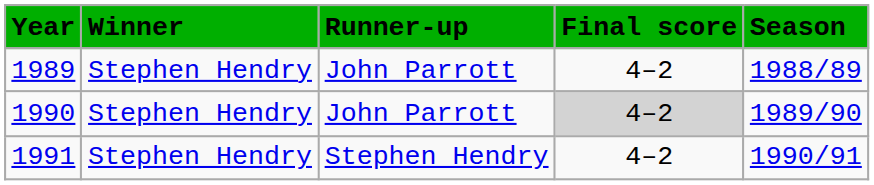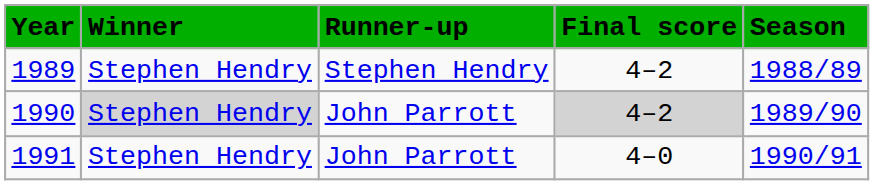(421, 70) John Parrott -> (437, 70) Stephen Hendry
(200, 114) no background -> (200, 114) lightgrey background
(437, 157) Stephen Hendry -> (421, 157) John Parrott
(649, 157) 4–2 -> (649, 157) 4–0
